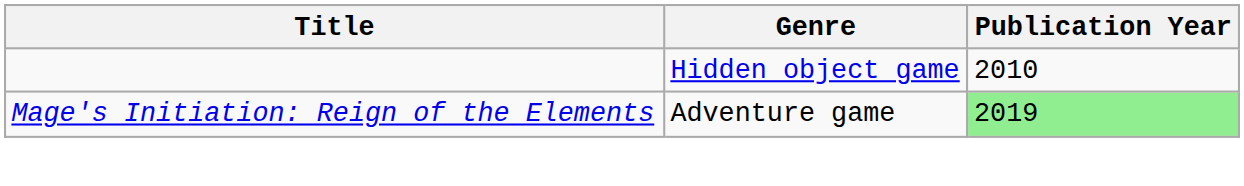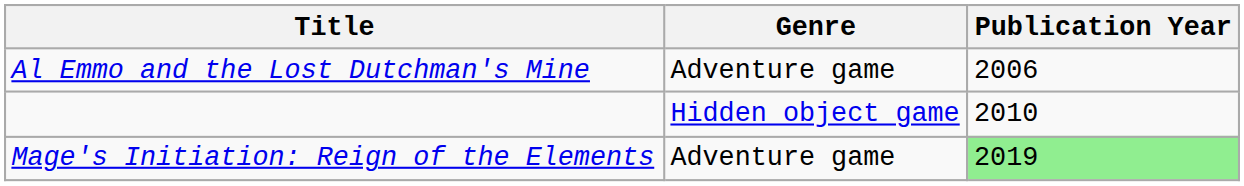+ row: (301, 70)
